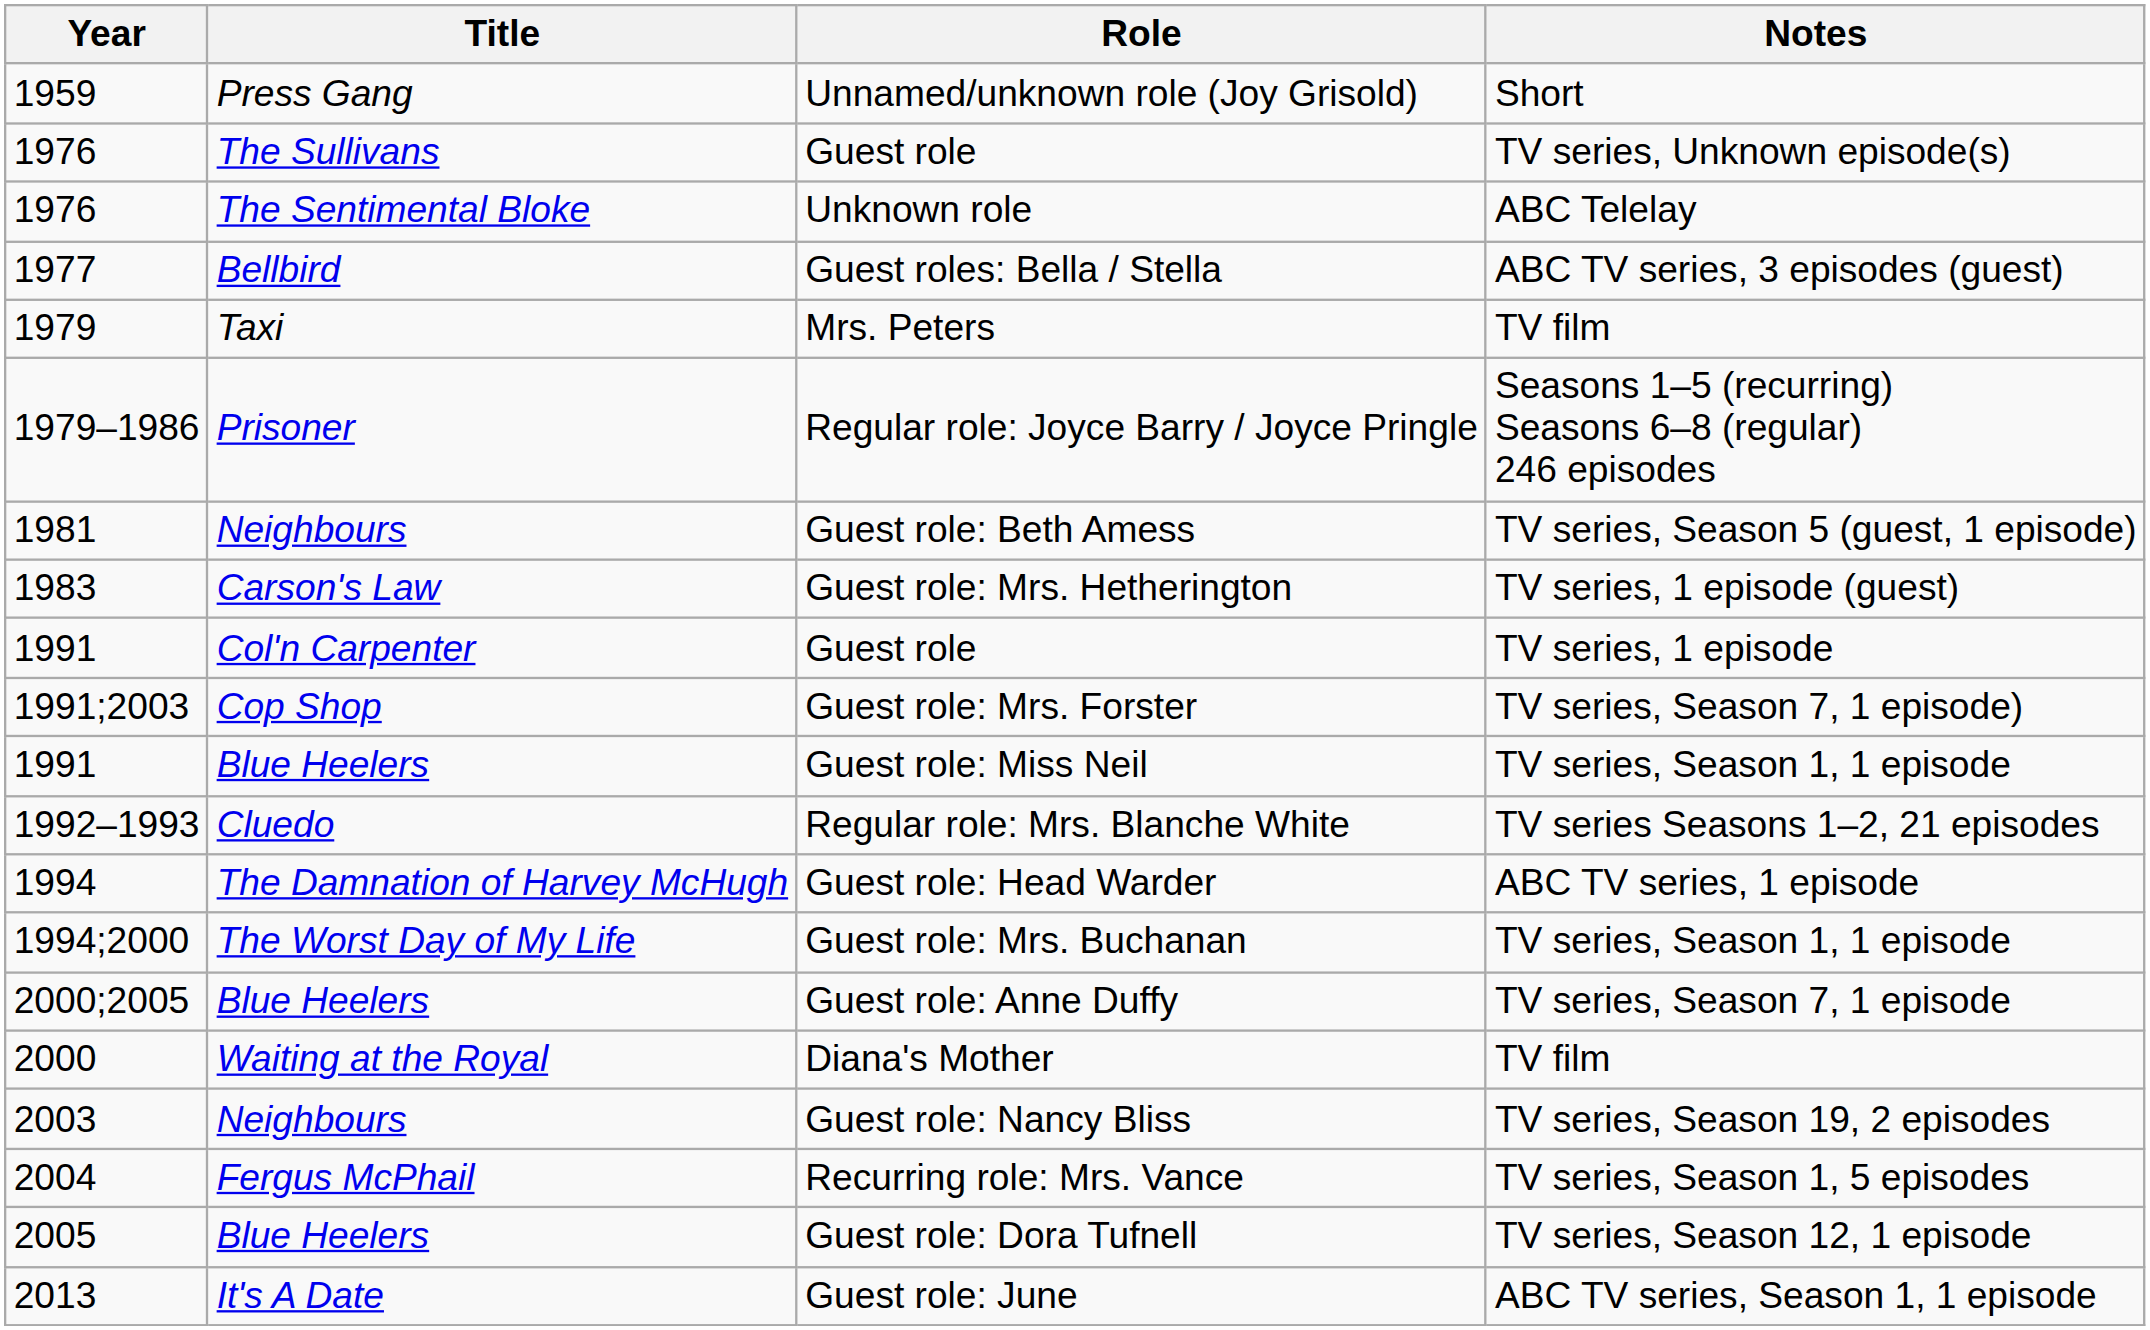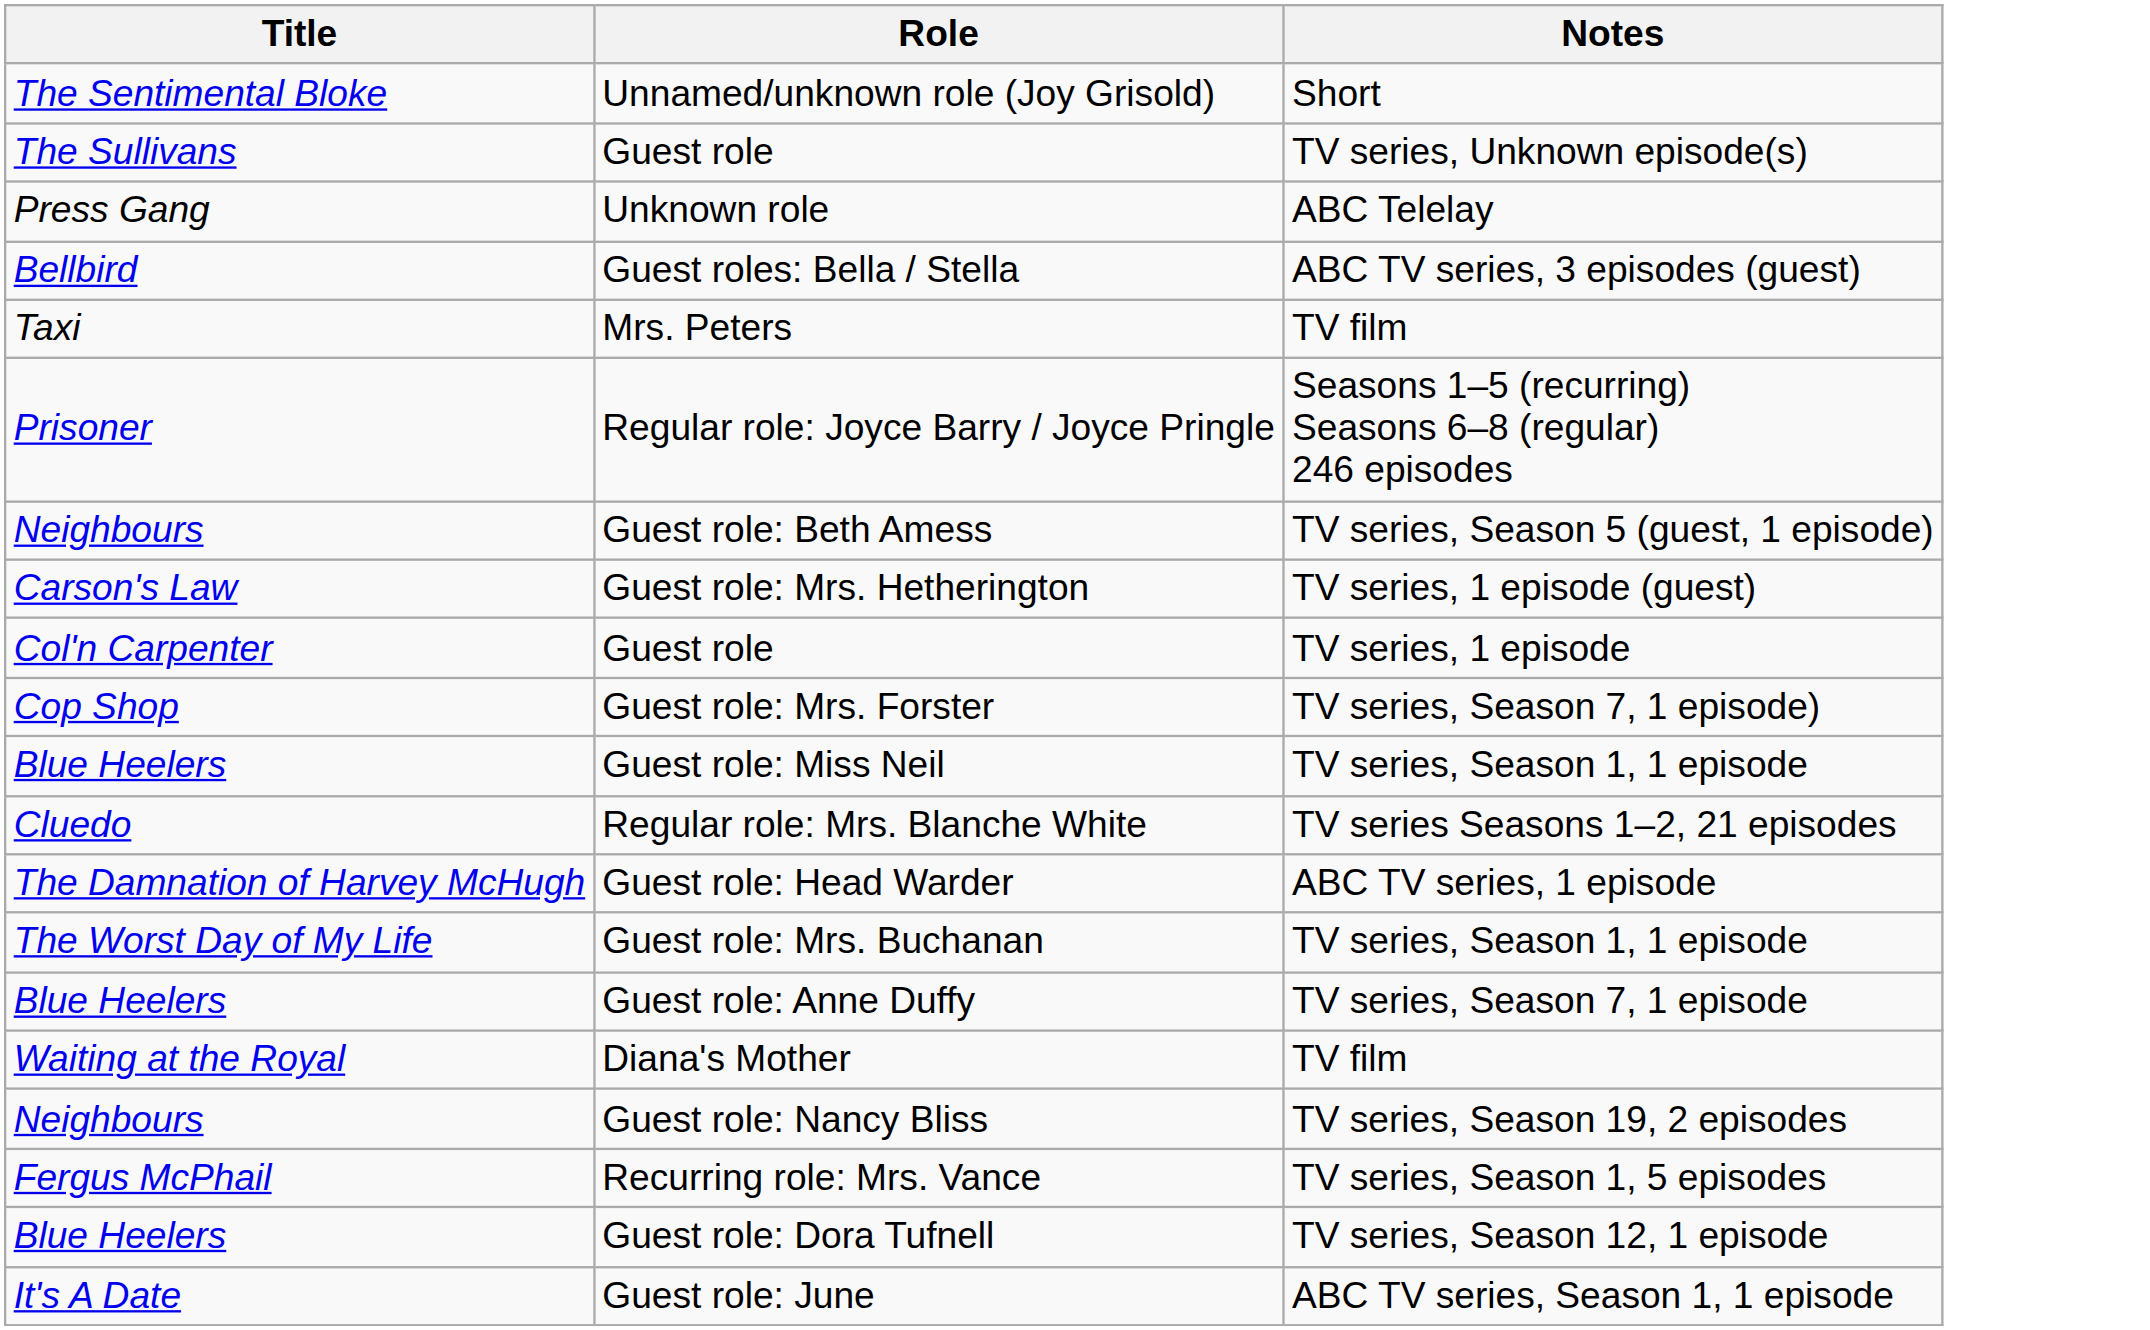- column: (107, 33)
(315, 92) Press Gang -> (200, 92) The Sentimental Bloke
(403, 210) The Sentimental Bloke -> (112, 210) Press Gang
